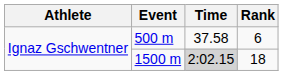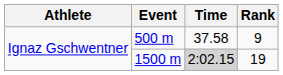(258, 38) 6 -> (258, 38) 9
(258, 60) 18 -> (258, 60) 19
